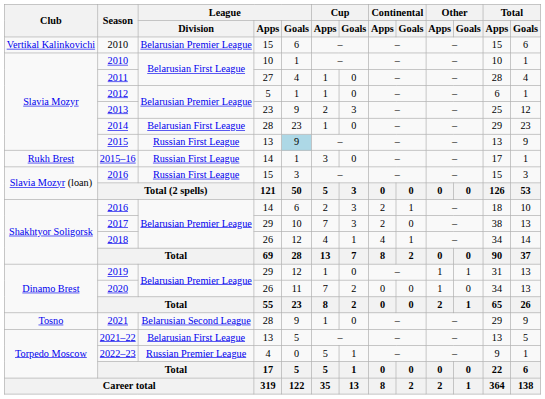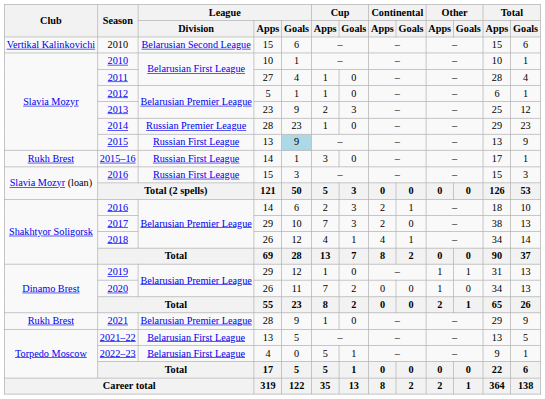(196, 45) Belarusian Premier League -> (196, 45) Belarusian Second League
(196, 126) Belarusian First League -> (196, 126) Russian Premier League
(51, 321) Tosno -> (51, 321) Rukh Brest
(196, 321) Belarusian Second League -> (196, 321) Belarusian Premier League
(196, 353) Russian Premier League -> (196, 353) Belarusian First League
